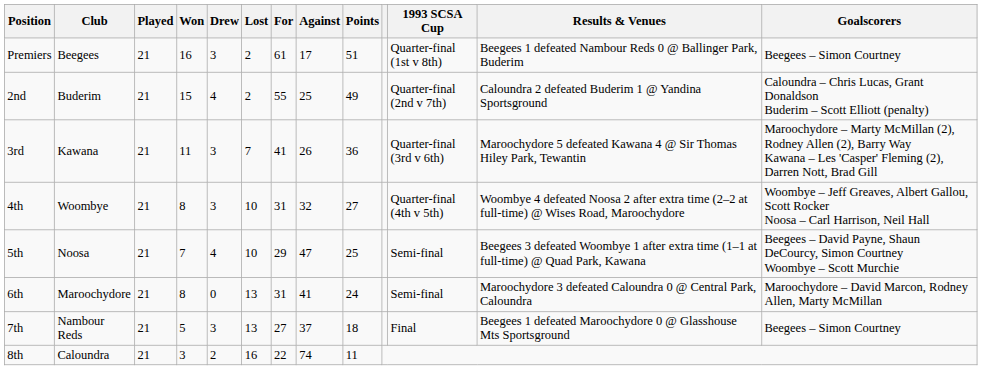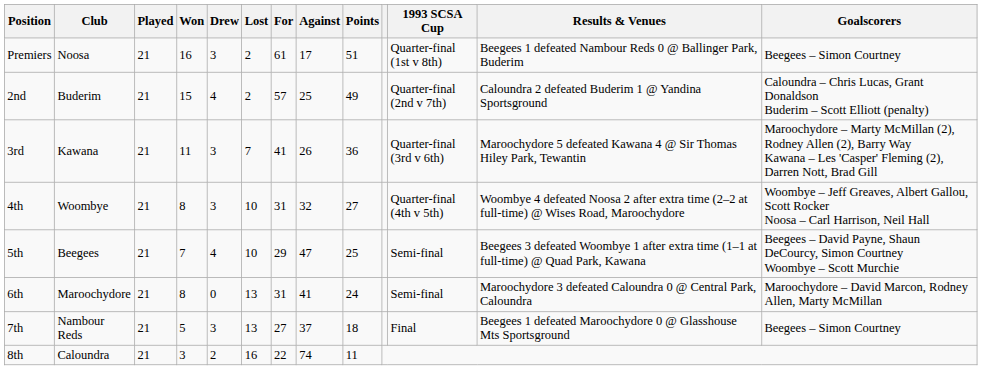(78, 55) Beegees -> (73, 55) Noosa
(280, 96) 55 -> (280, 96) 57
(73, 253) Noosa -> (78, 253) Beegees
